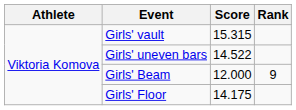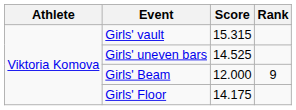(232, 55) 14.522 -> (232, 55) 14.525
